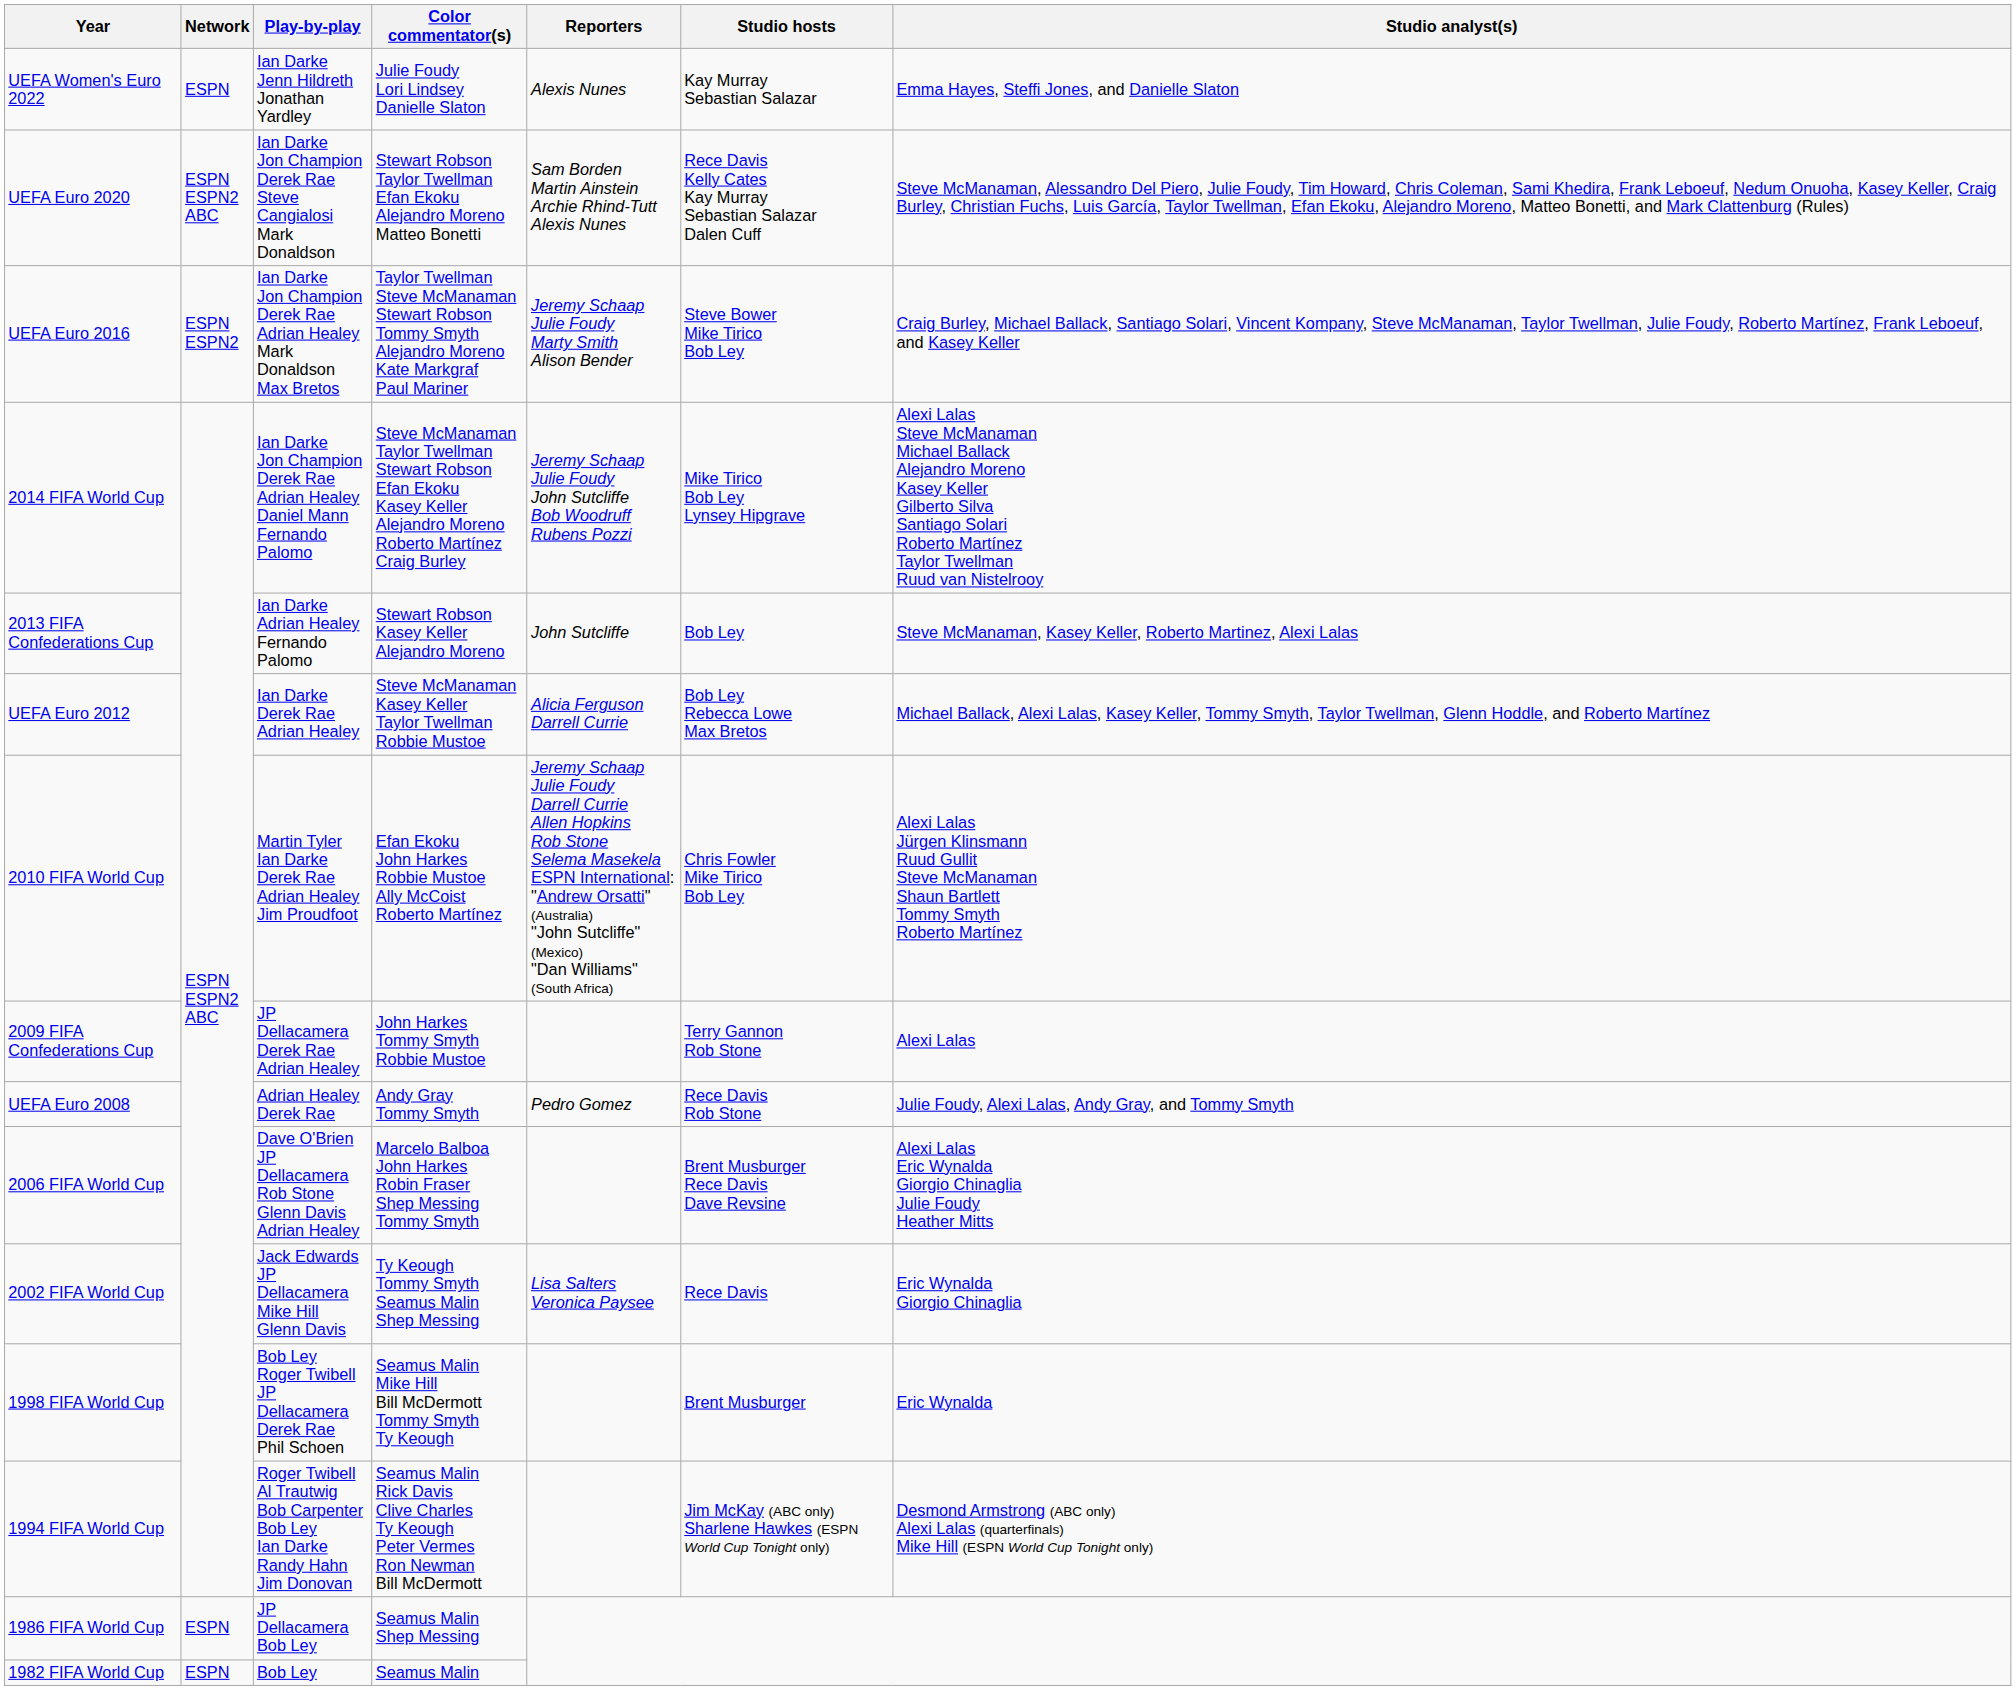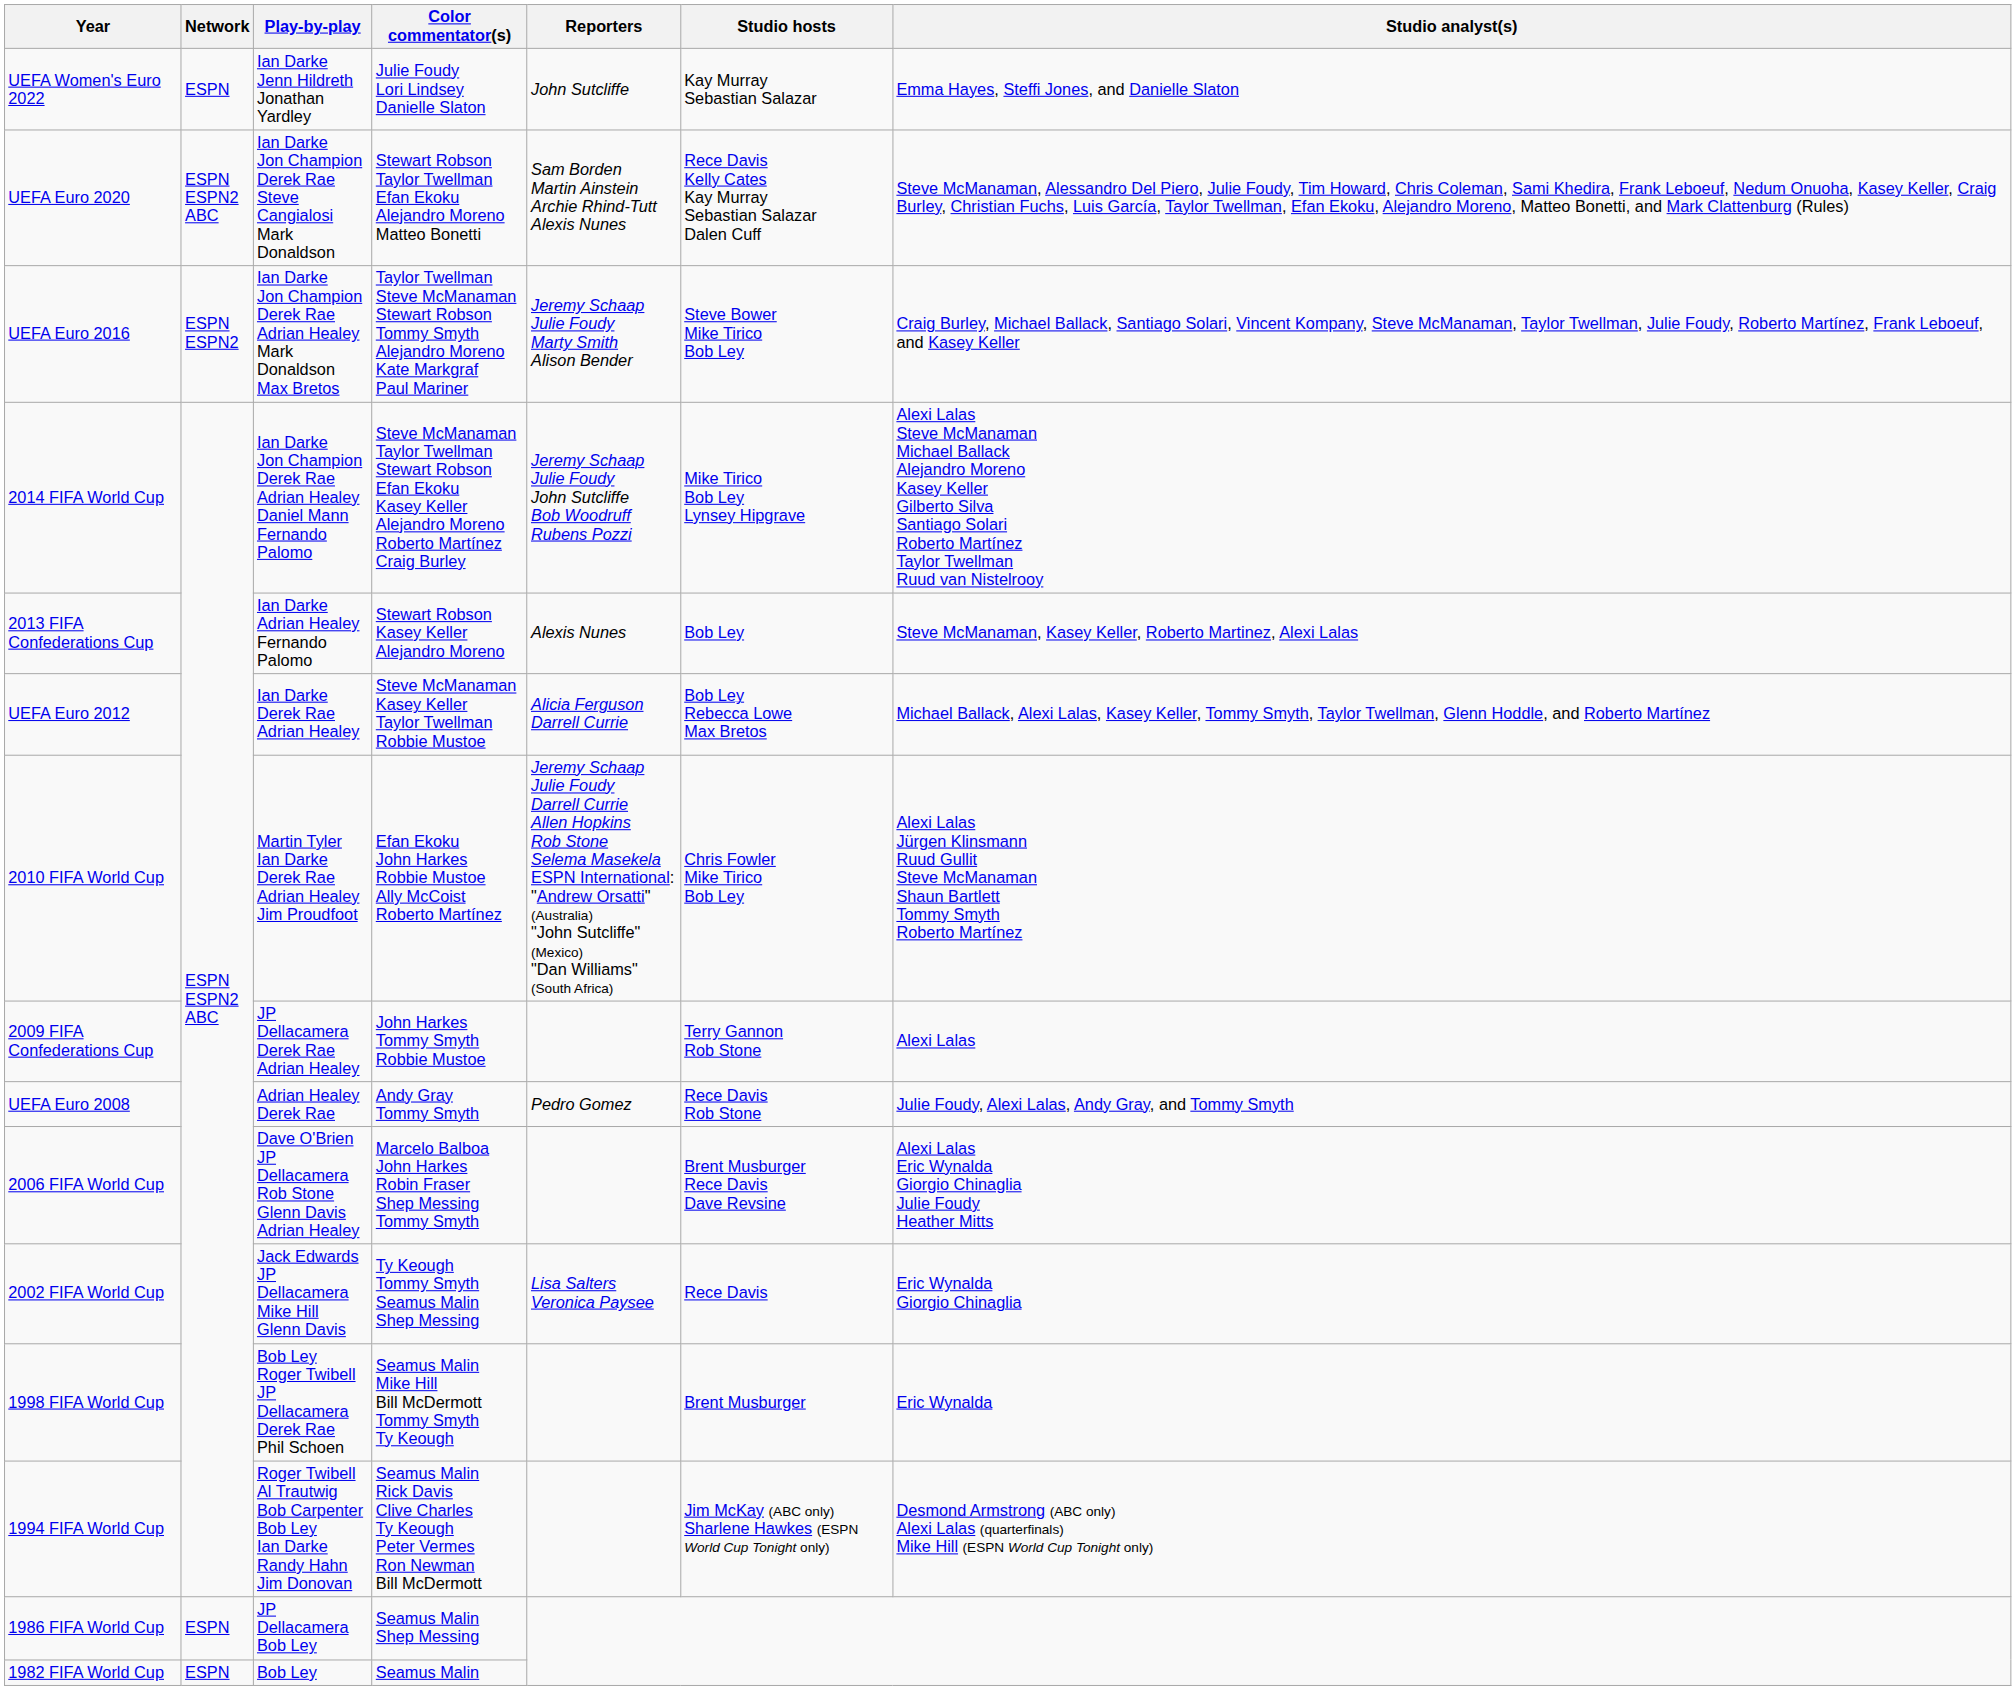(579, 89) Alexis Nunes -> (580, 89) John Sutcliffe
(580, 633) John Sutcliffe -> (579, 633) Alexis Nunes
